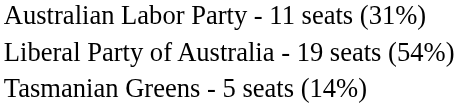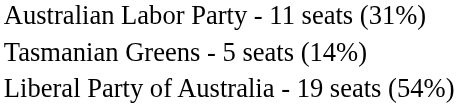rows swapped: (229, 52) <-> (185, 88)
